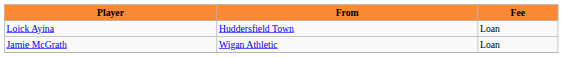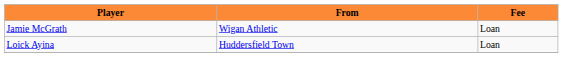rows swapped: (37, 44) <-> (30, 28)
